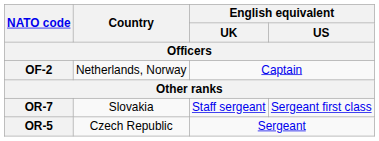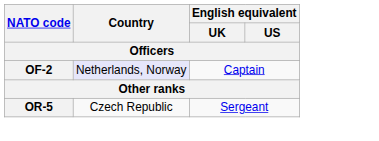(131, 70) no background -> (131, 70) lavender background
- row: (39, 107)
